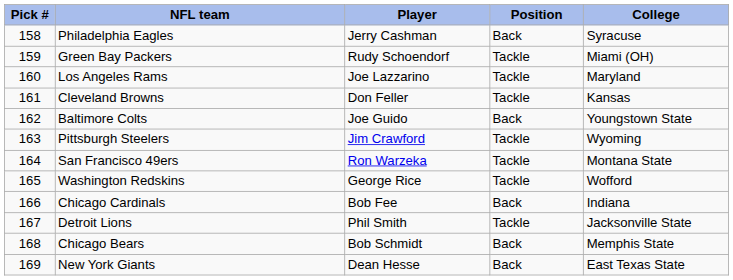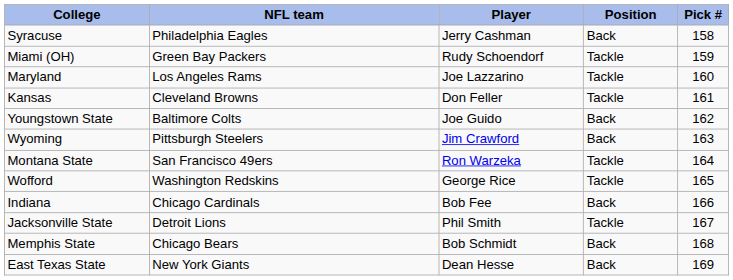columns swapped: (30, 14) <-> (656, 14)
(511, 139) Tackle -> (601, 139) Back
